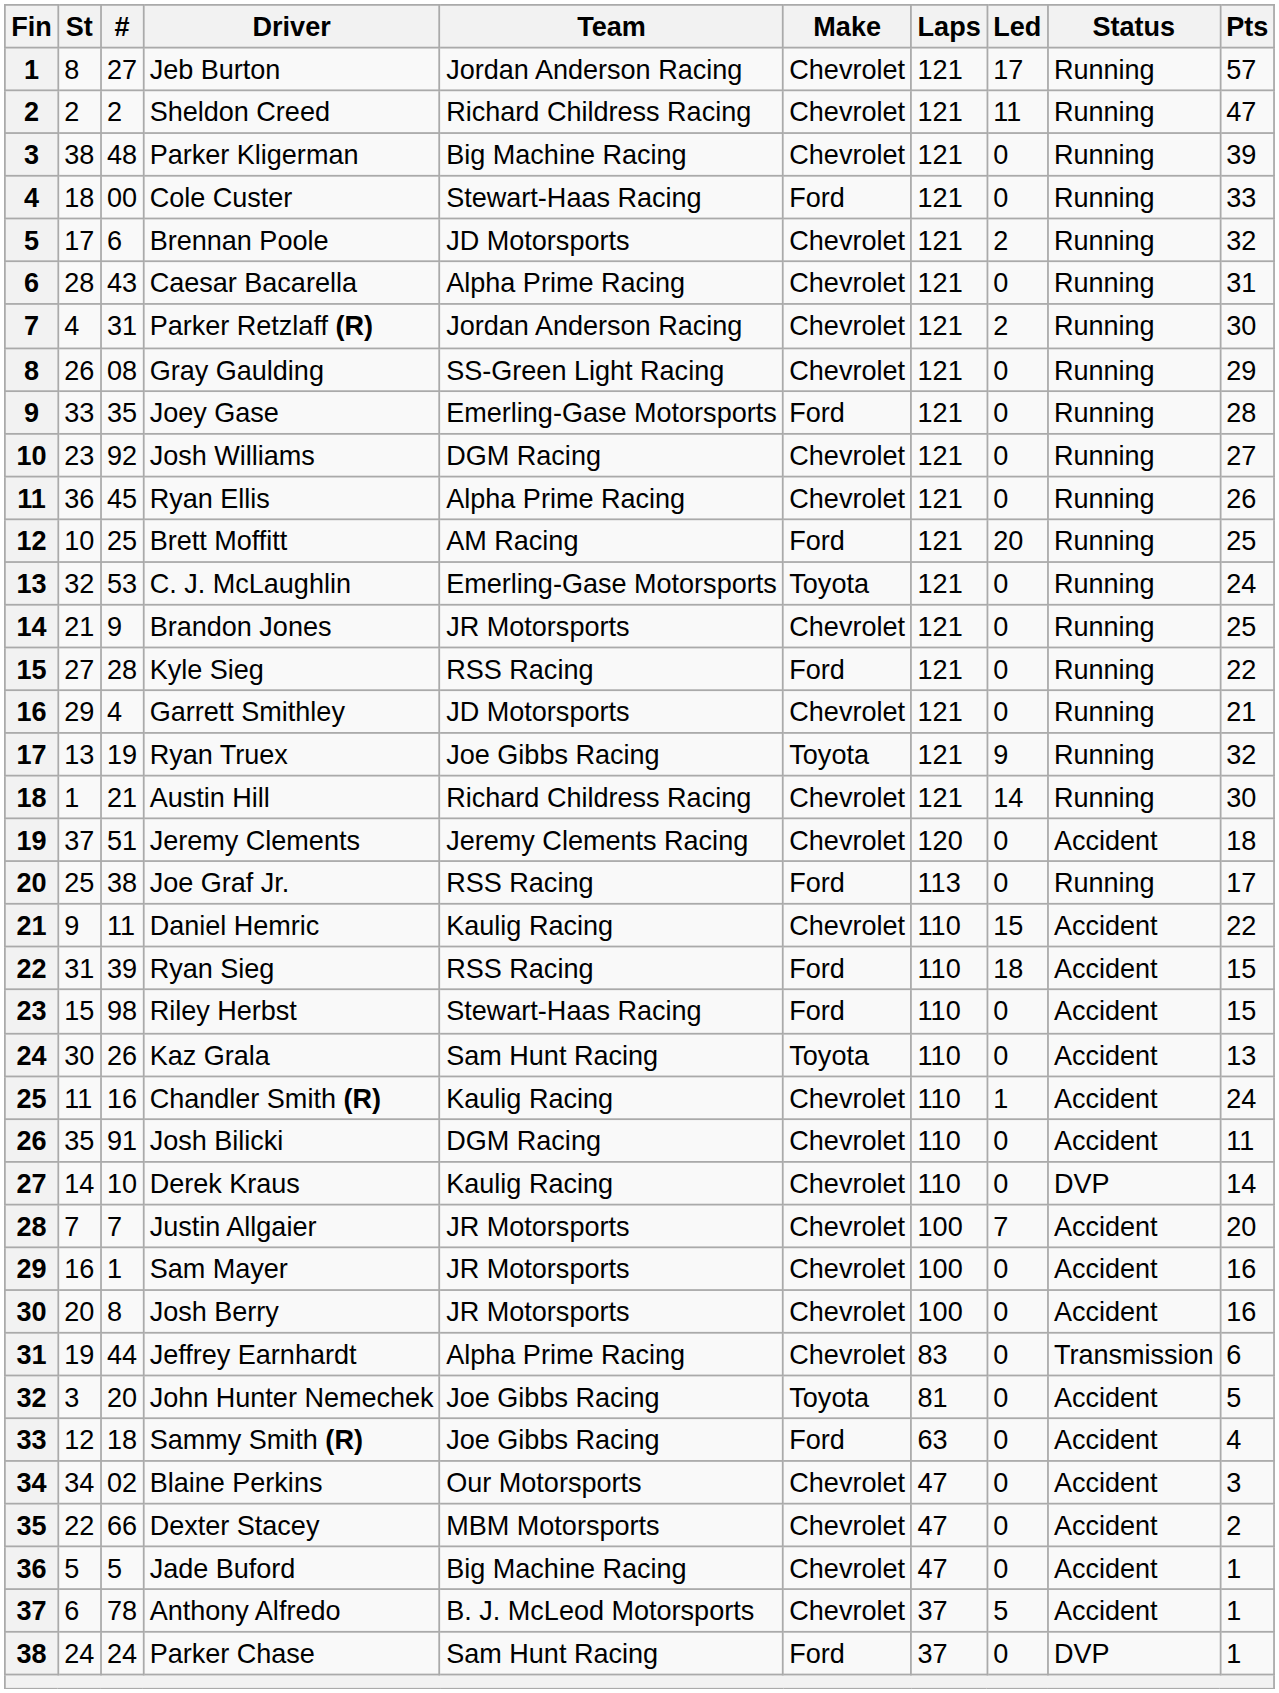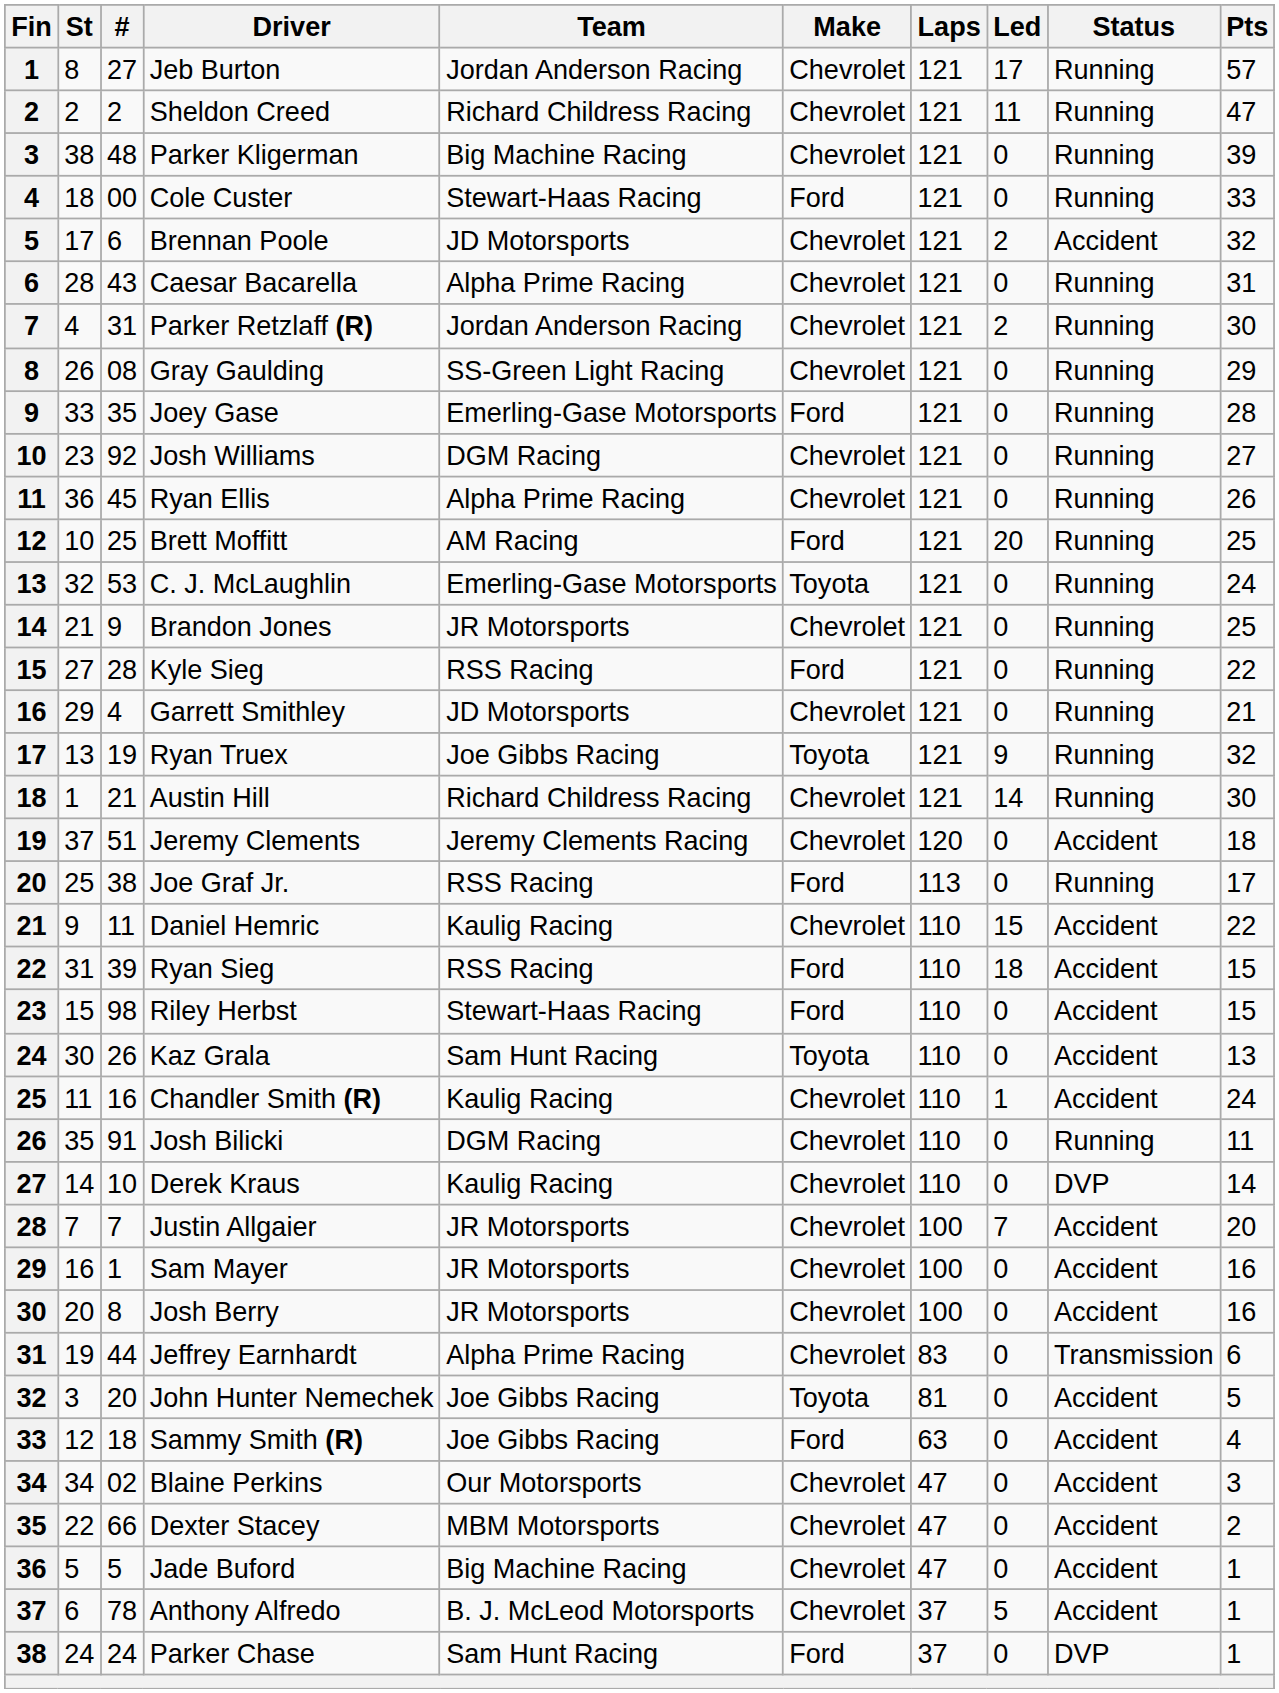(1104, 241) Running -> (1106, 241) Accident
(1106, 1140) Accident -> (1104, 1140) Running
